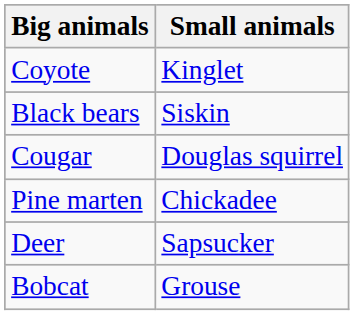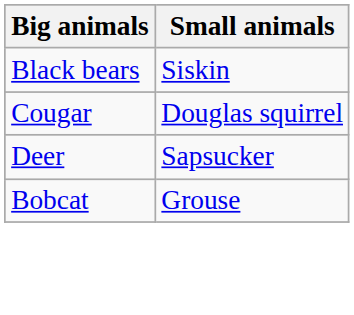- row: (51, 69)
- row: (77, 199)
